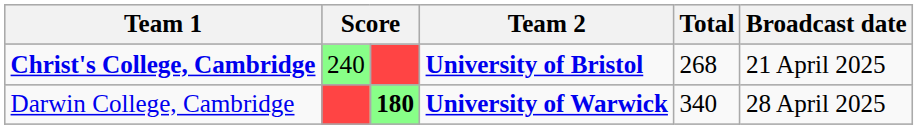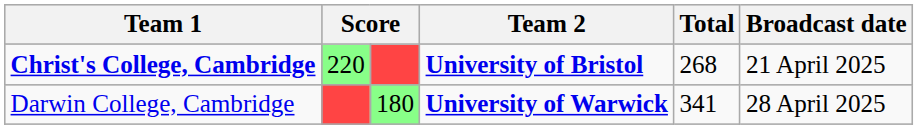(346, 64) 240 -> (346, 64) 220
(395, 104) bold -> (395, 104) normal
(698, 104) 340 -> (698, 104) 341
